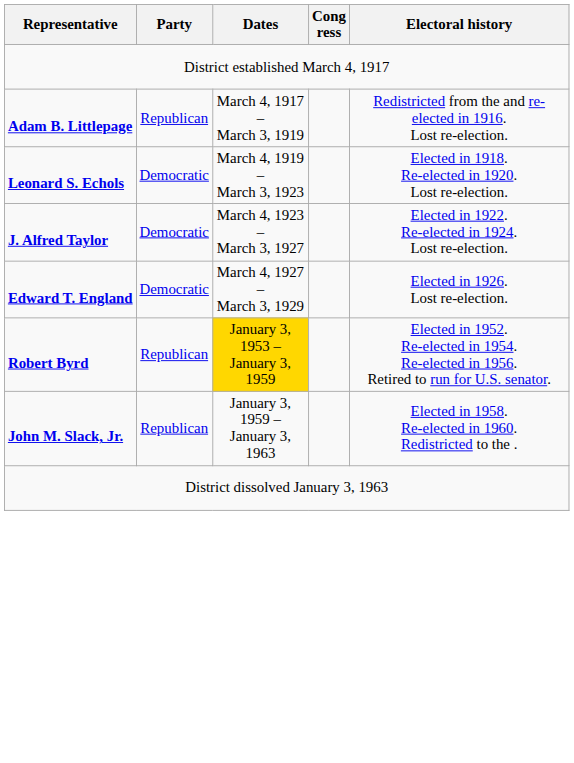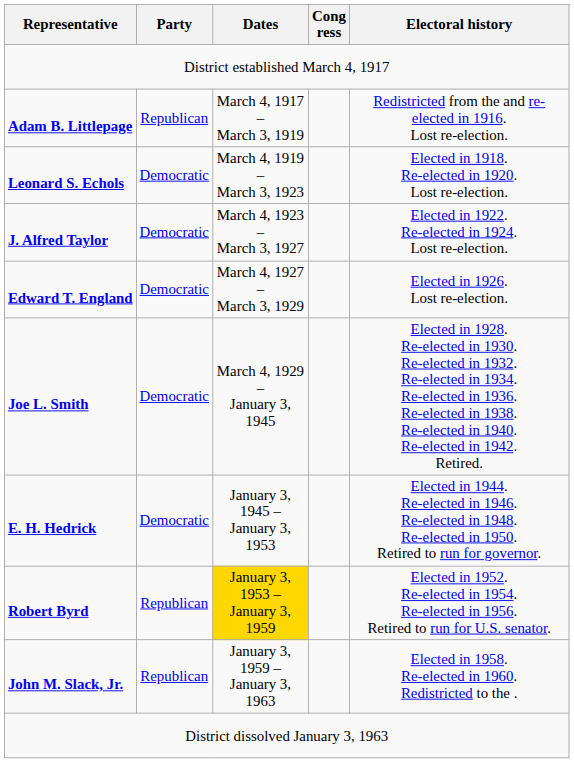+ row: (48, 404)
+ row: (52, 528)
